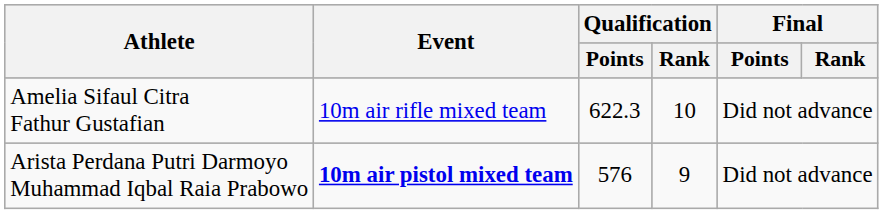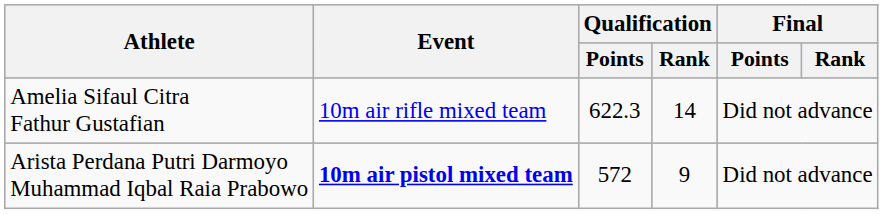(684, 110) 10 -> (684, 110) 14
(615, 175) 576 -> (615, 175) 572
